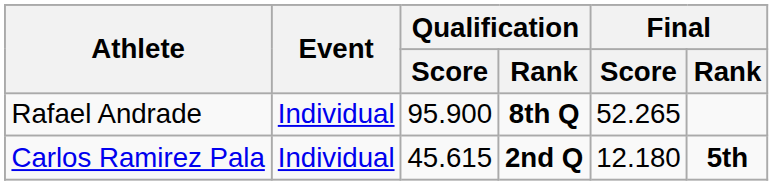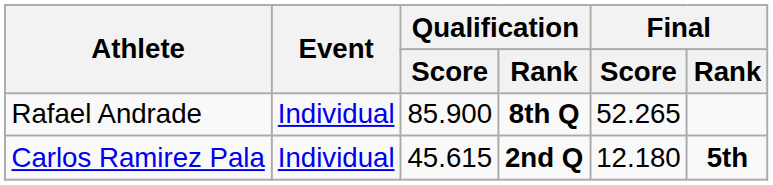(450, 115) 95.900 -> (450, 115) 85.900
